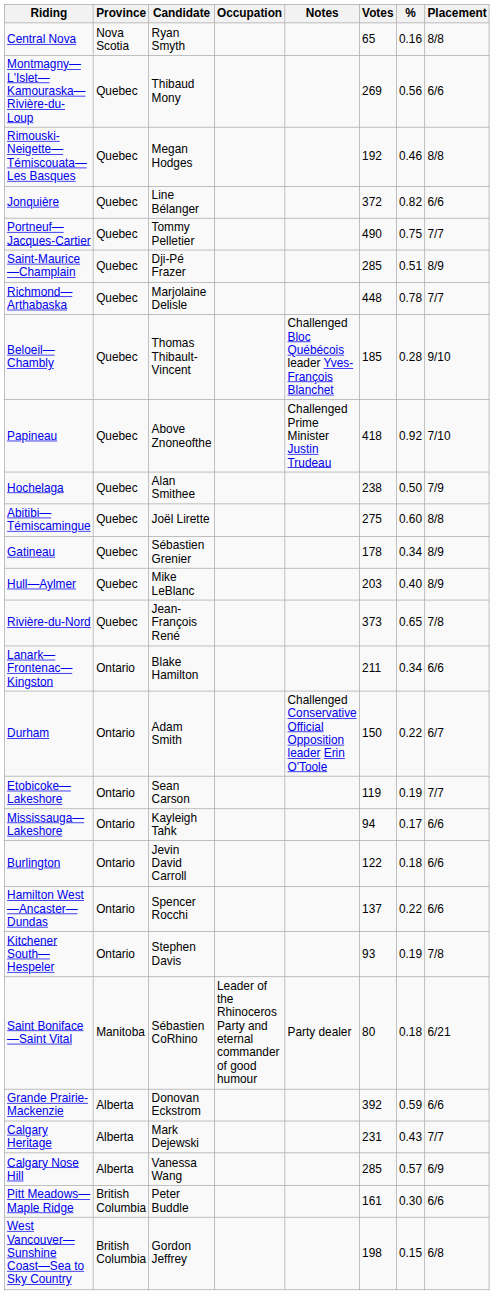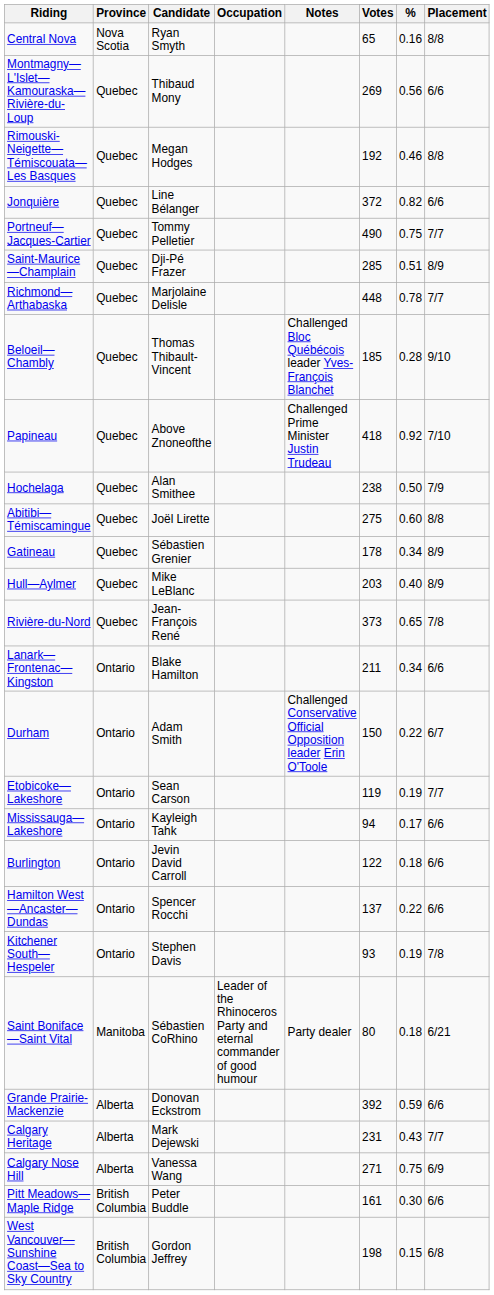(372, 1169) 285 -> (372, 1169) 271
(410, 1169) 0.57 -> (410, 1169) 0.75
